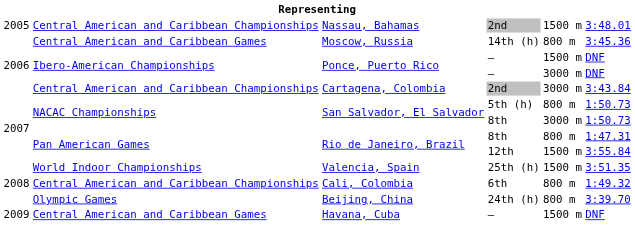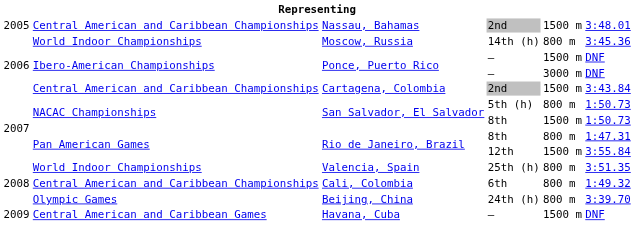(150, 41) Central American and Caribbean Games -> (117, 41) World Indoor Championships
(562, 89) 3000 m -> (562, 89) 1500 m
(562, 120) 3000 m -> (562, 120) 1500 m
(562, 167) 1500 m -> (559, 167) 800 m
